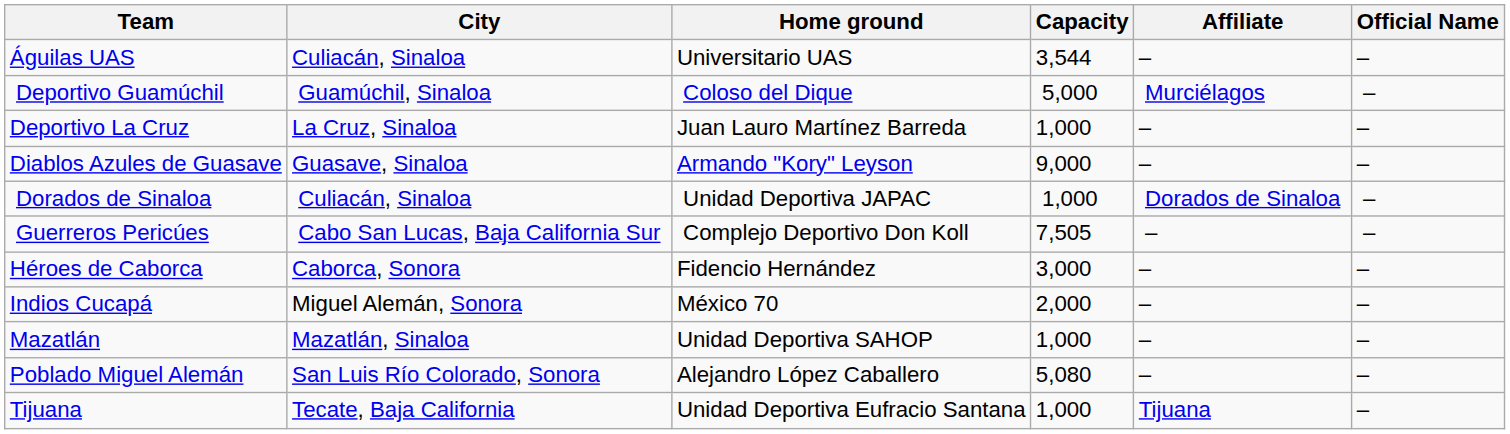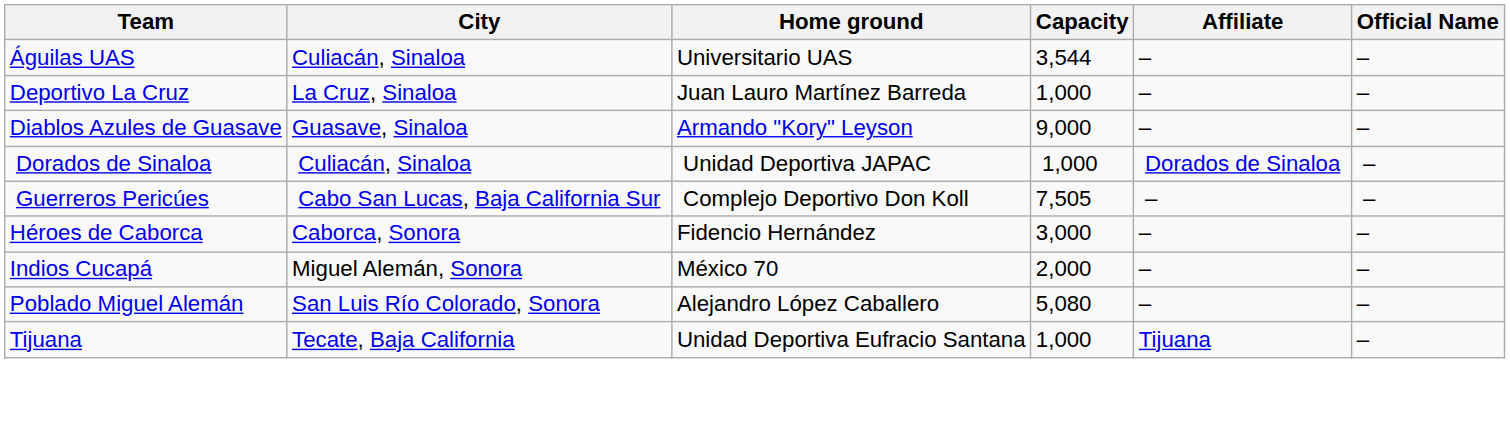- row: (120, 92)
- row: (55, 339)
